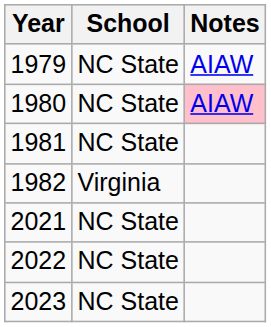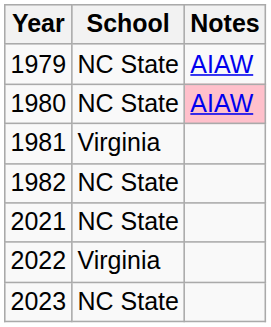(128, 143) NC State -> (119, 143) Virginia
(119, 182) Virginia -> (128, 182) NC State
(128, 261) NC State -> (119, 261) Virginia
